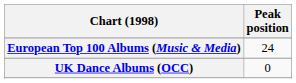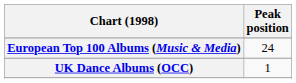(268, 68) 0 -> (268, 68) 1
